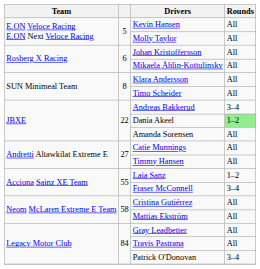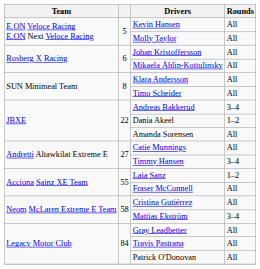(233, 120) lightgreen background -> (233, 120) no background
(232, 161) All -> (233, 161) 3–4
(233, 188) 3–4 -> (232, 188) All
(232, 216) All -> (233, 216) 3–4
(233, 257) 3–4 -> (232, 257) All
